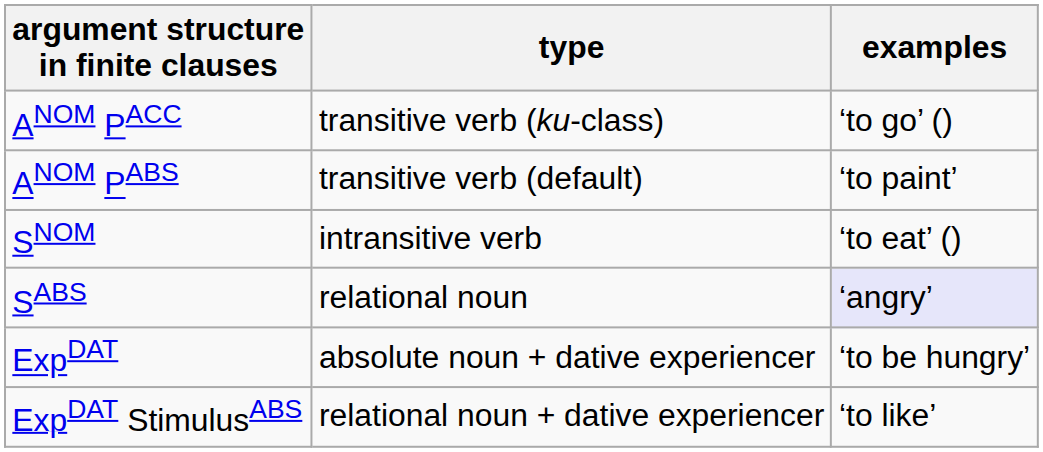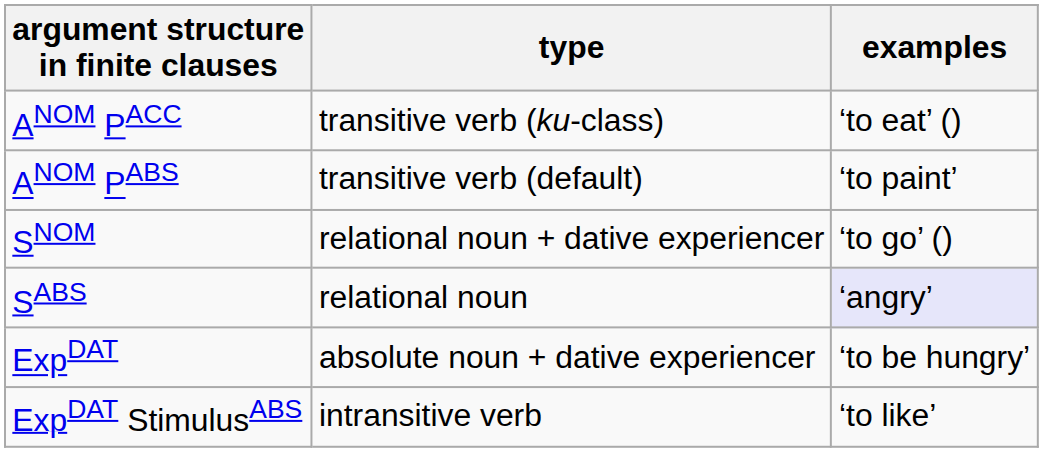(896, 120) ‘to go’ () -> (900, 120) ‘to eat’ ()
(430, 238) intransitive verb -> (572, 238) relational noun + dative experiencer
(900, 238) ‘to eat’ () -> (896, 238) ‘to go’ ()
(572, 415) relational noun + dative experiencer -> (430, 415) intransitive verb
